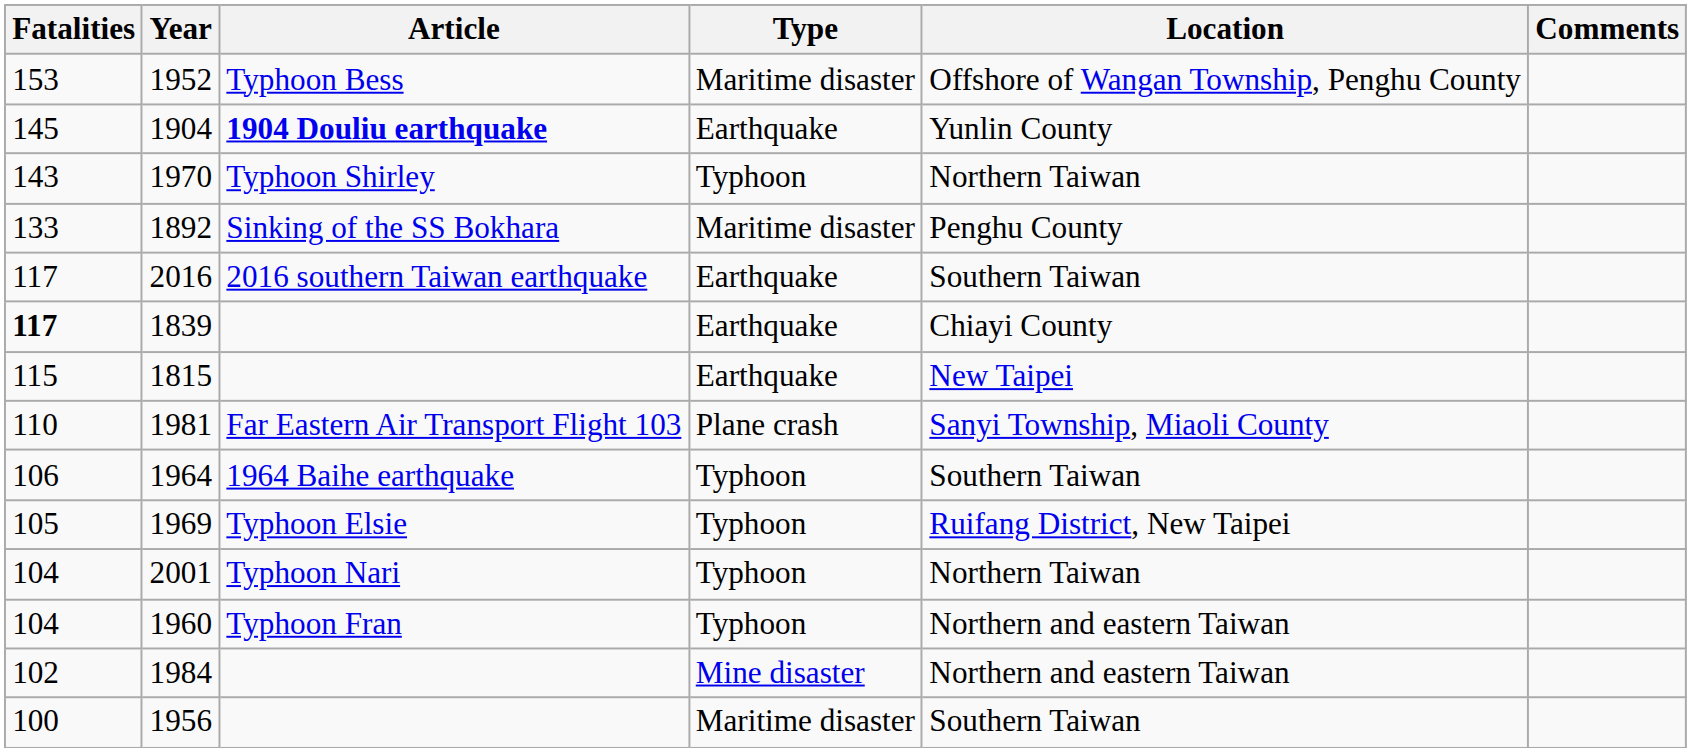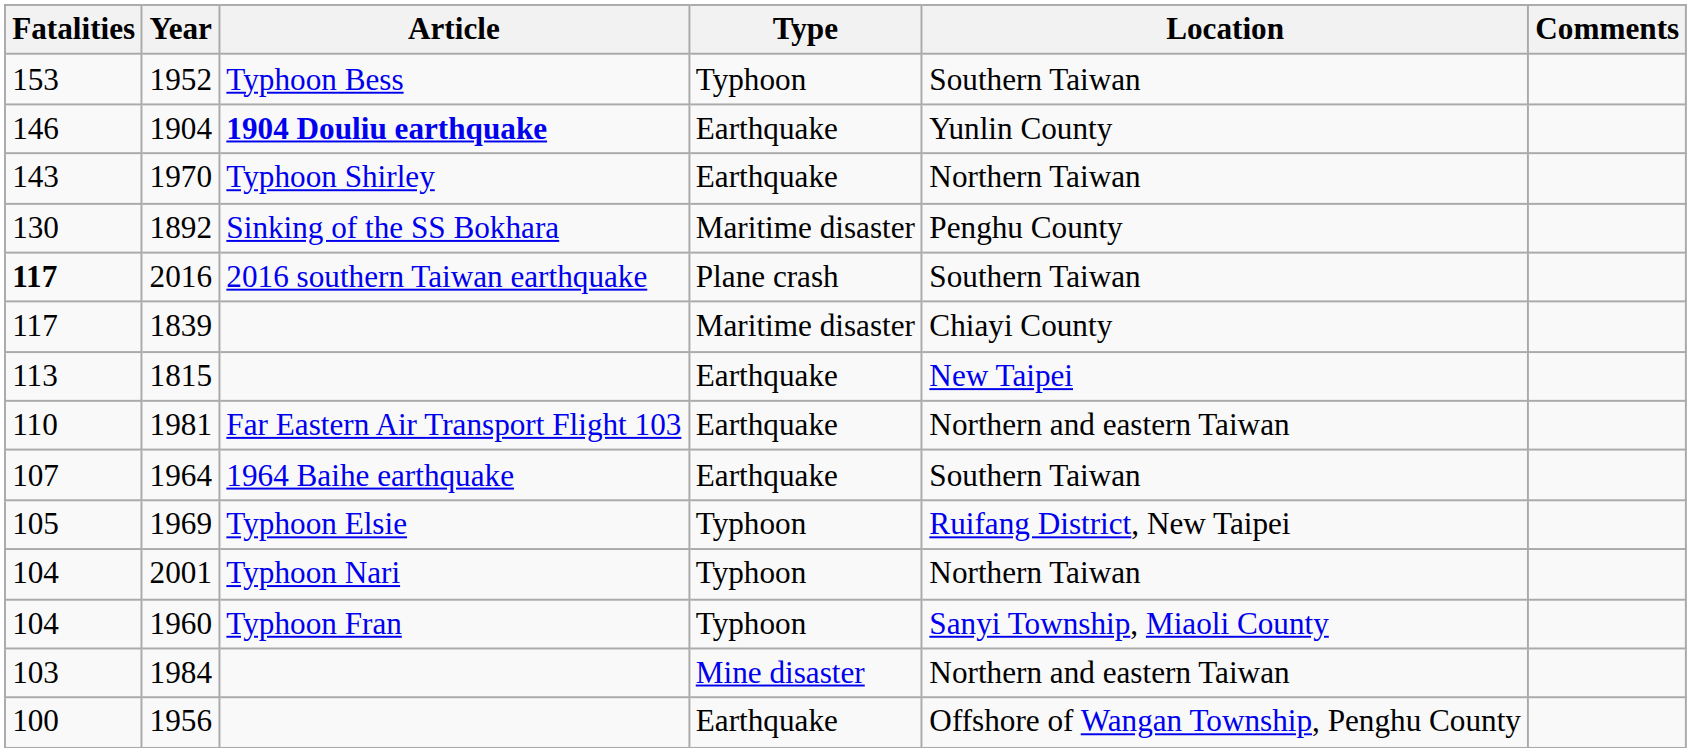(805, 78) Maritime disaster -> (751, 78) Typhoon
(1225, 78) Offshore of Wangan Township, Penghu County -> (1035, 78) Southern Taiwan
(36, 128) 145 -> (36, 128) 146
(751, 177) Typhoon -> (767, 177) Earthquake
(36, 227) 133 -> (36, 227) 130
(35, 276) normal -> (35, 276) bold
(767, 276) Earthquake -> (767, 276) Plane crash
(35, 326) bold -> (35, 326) normal
(767, 326) Earthquake -> (805, 326) Maritime disaster
(35, 375) 115 -> (35, 375) 113
(767, 425) Plane crash -> (767, 425) Earthquake
(1129, 425) Sanyi Township, Miaoli County -> (1109, 425) Northern and eastern Taiwan
(36, 474) 106 -> (36, 474) 107
(751, 474) Typhoon -> (767, 474) Earthquake
(1109, 623) Northern and eastern Taiwan -> (1129, 623) Sanyi Township, Miaoli County
(36, 672) 102 -> (36, 672) 103
(805, 721) Maritime disaster -> (767, 721) Earthquake
(1035, 721) Southern Taiwan -> (1225, 721) Offshore of Wangan Township, Penghu County
